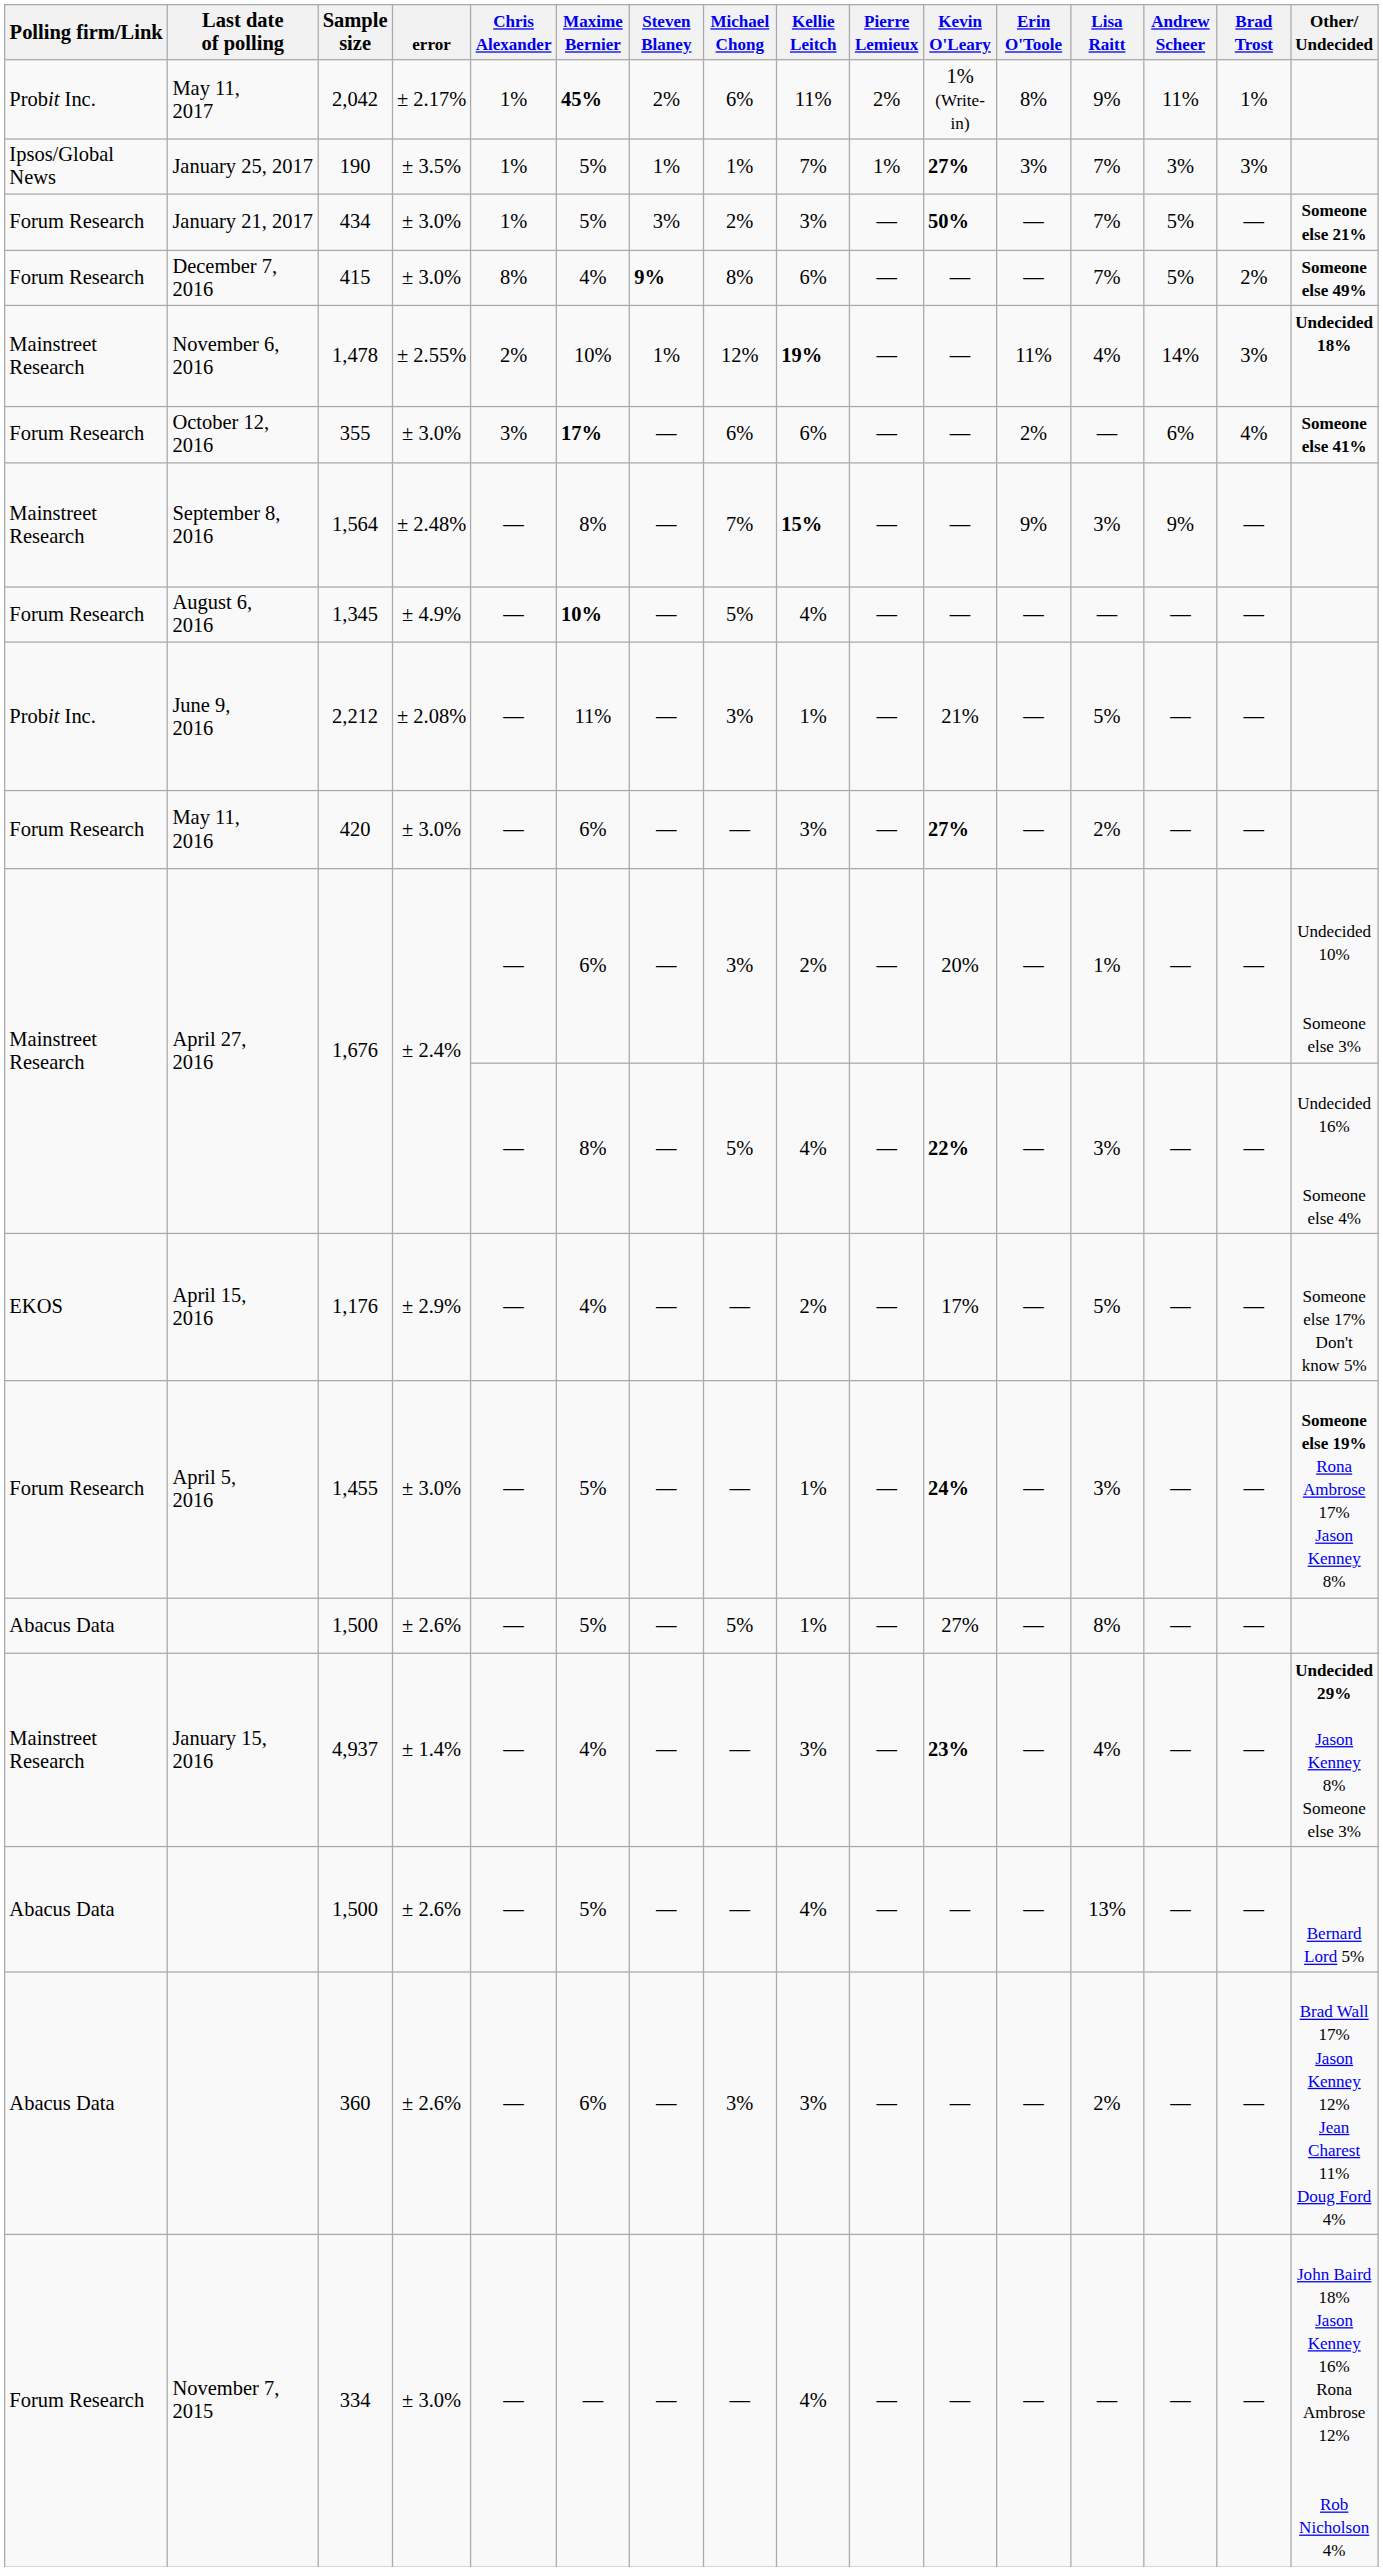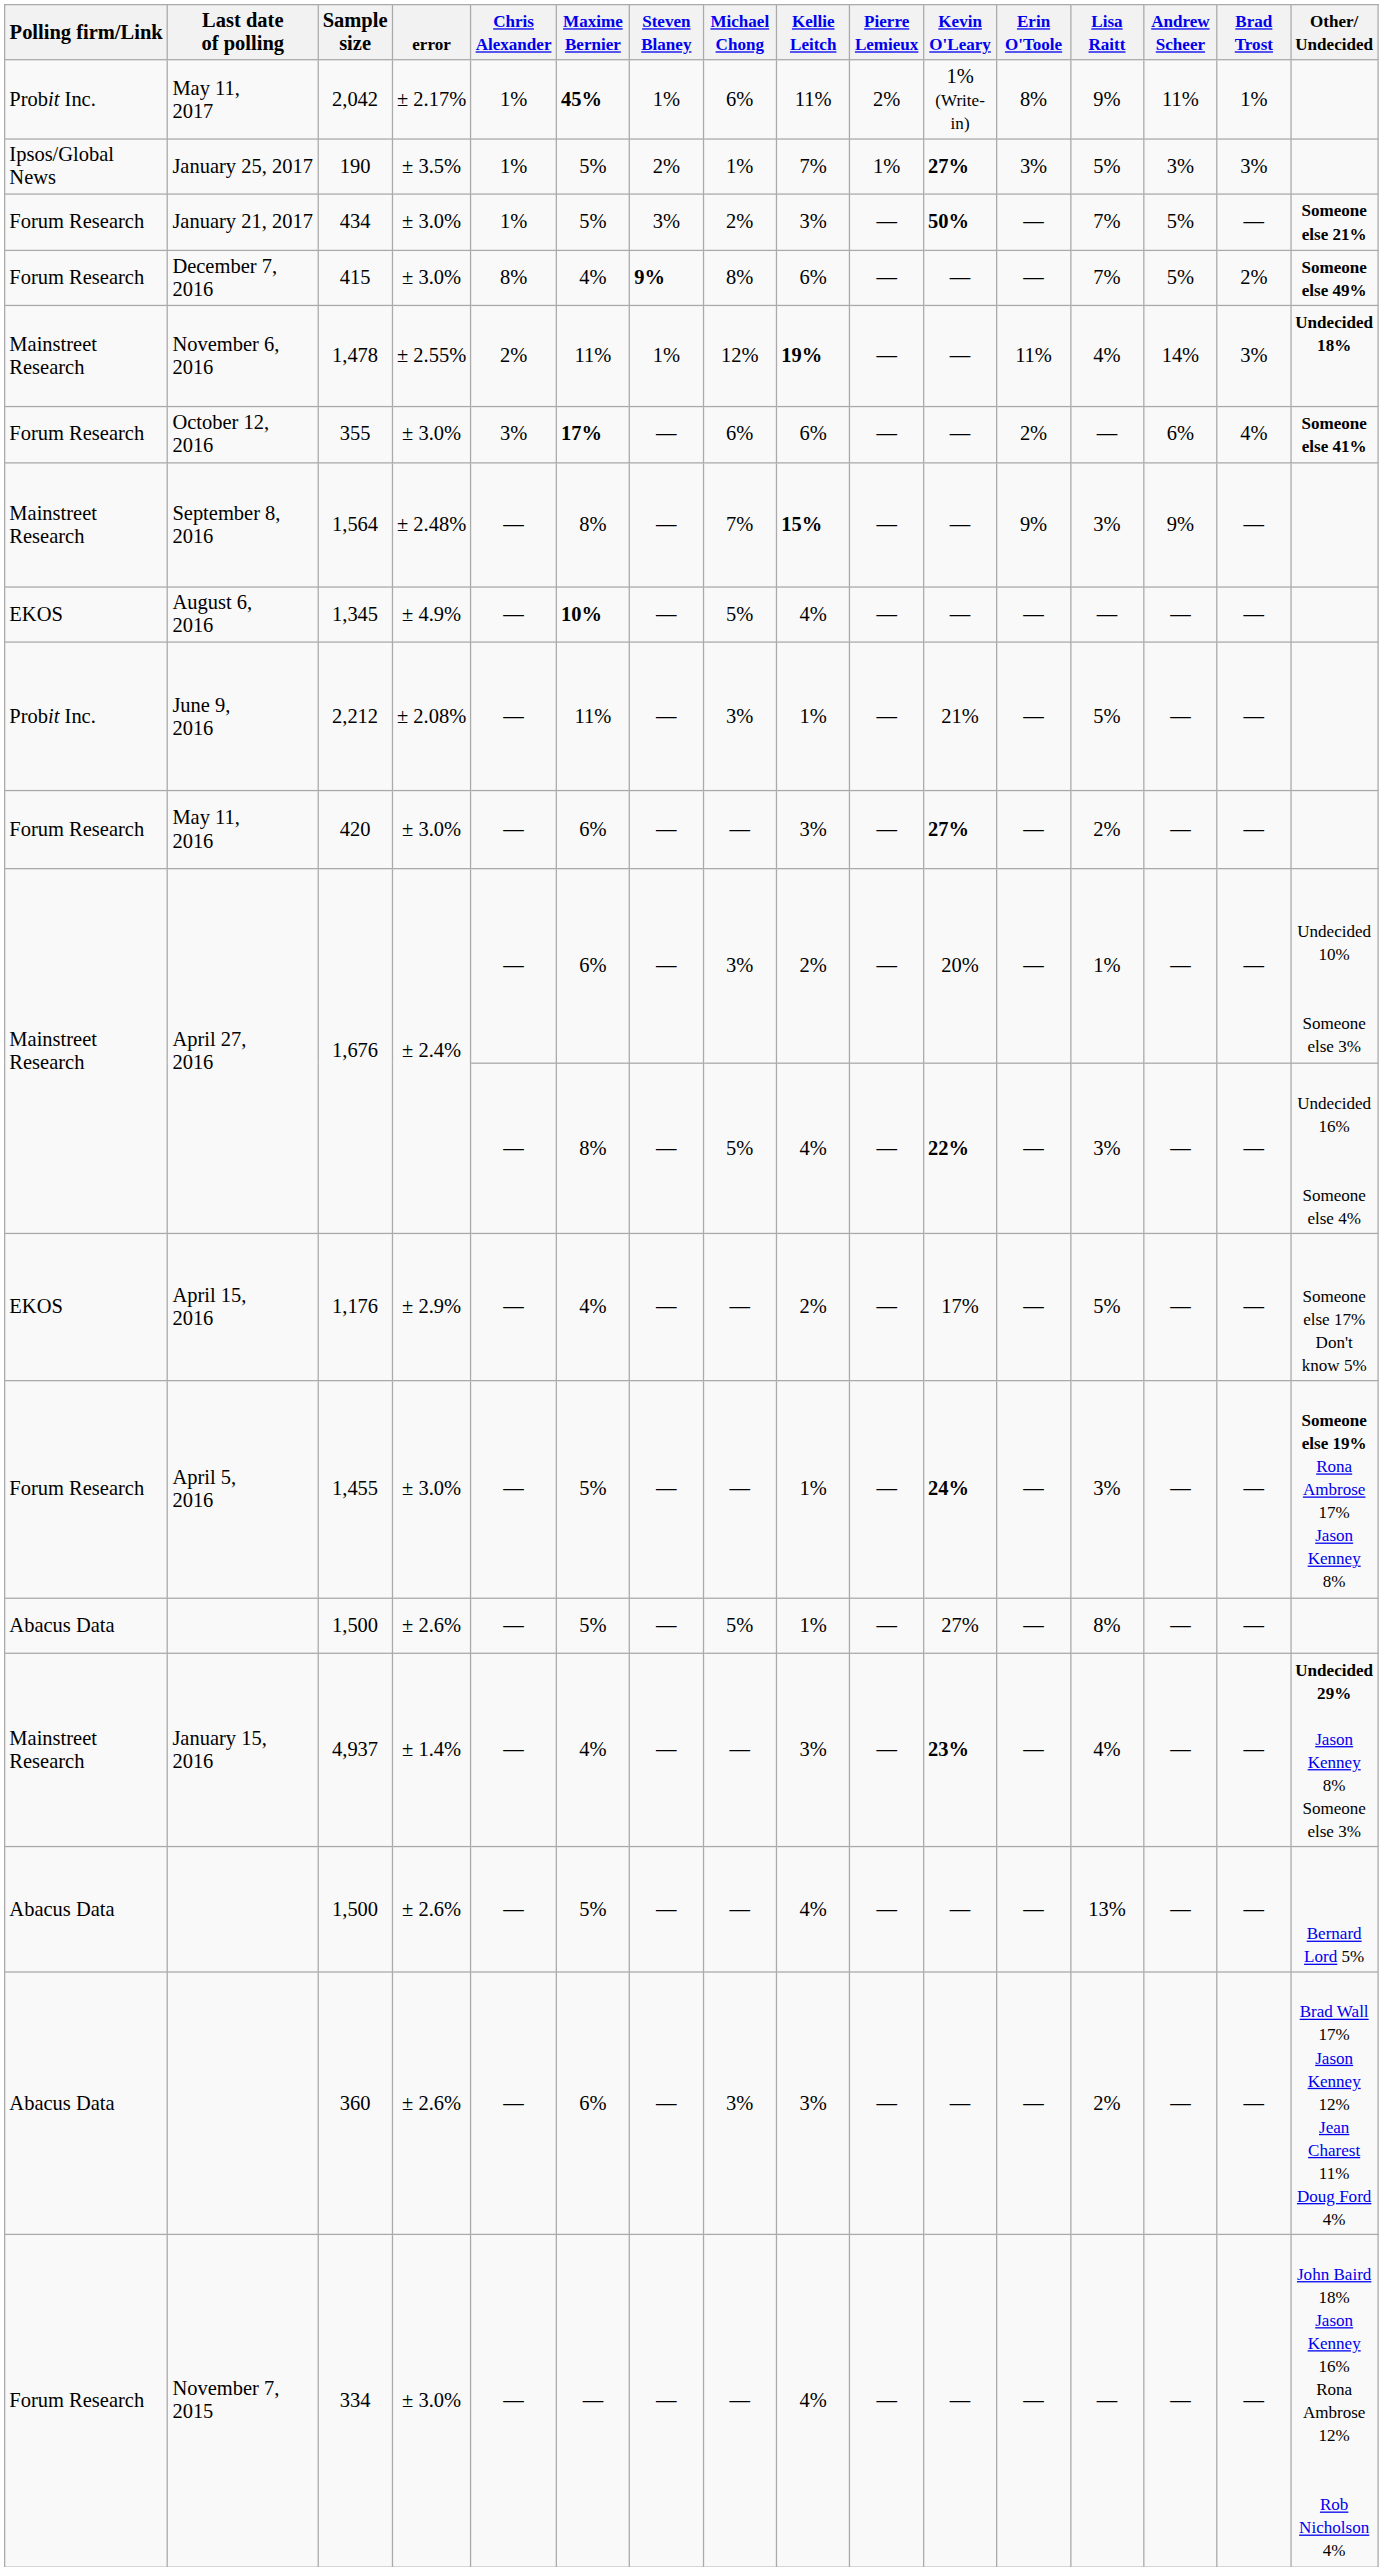(666, 99) 2% -> (666, 99) 1%
(666, 166) 1% -> (666, 166) 2%
(1107, 166) 7% -> (1107, 166) 5%
(593, 355) 10% -> (593, 355) 11%
(77, 614) Forum Research -> (36, 614) EKOS
